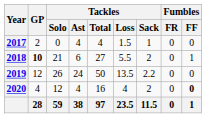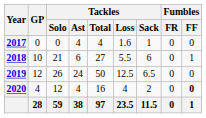(37, 43) 2 -> (37, 43) 0
(125, 43) 1.5 -> (125, 43) 1.6
(37, 58) bold -> (37, 58) normal
(149, 58) 2 -> (149, 58) 6
(125, 74) 13.5 -> (125, 74) 12.5
(149, 74) 2.2 -> (149, 74) 6.5
